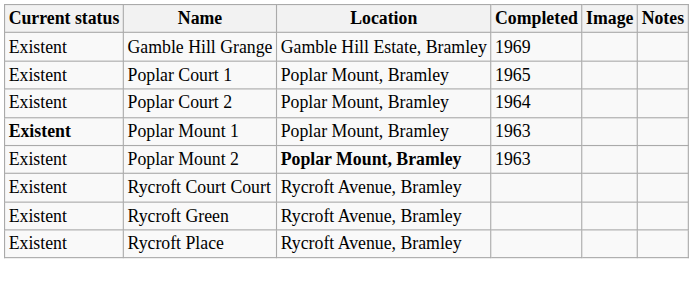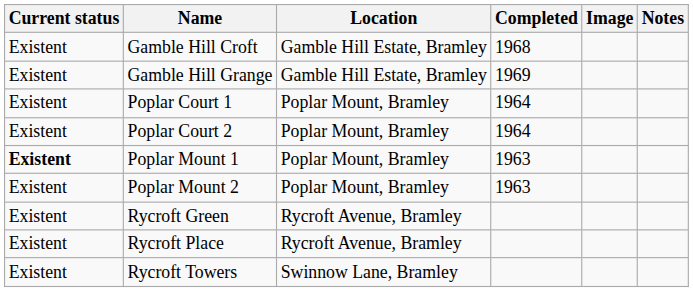+ row: (193, 46)
(513, 74) 1965 -> (513, 103) 1964
(371, 159) bold -> (365, 187) normal
- row: (199, 187)
+ row: (182, 272)
